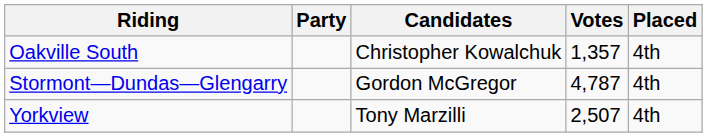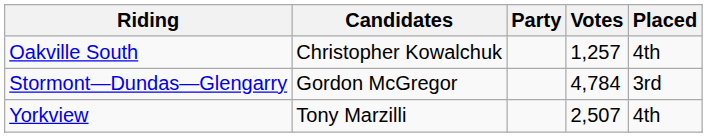columns swapped: (321, 20) <-> (458, 20)
(596, 52) 1,357 -> (596, 52) 1,257
(596, 83) 4,787 -> (596, 83) 4,784
(647, 83) 4th -> (647, 83) 3rd
